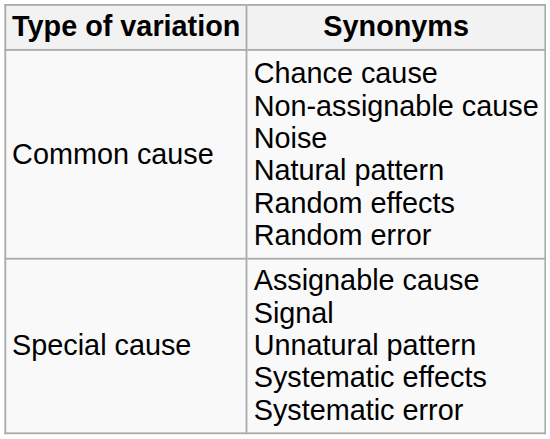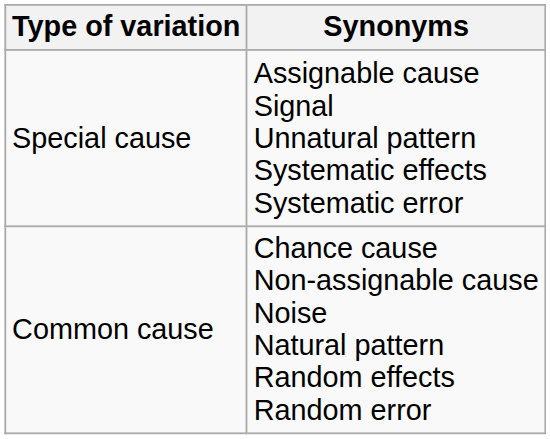rows swapped: (113, 154) <-> (102, 345)
